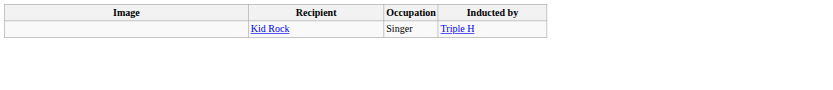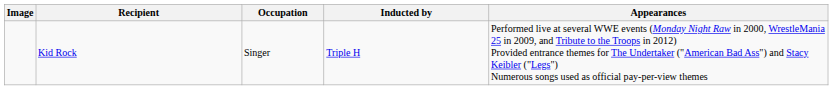+ column: (658, 12)
